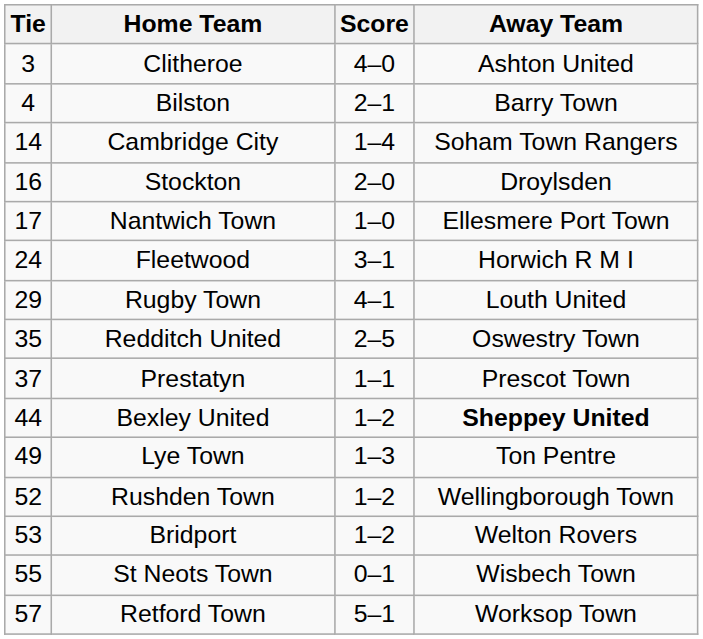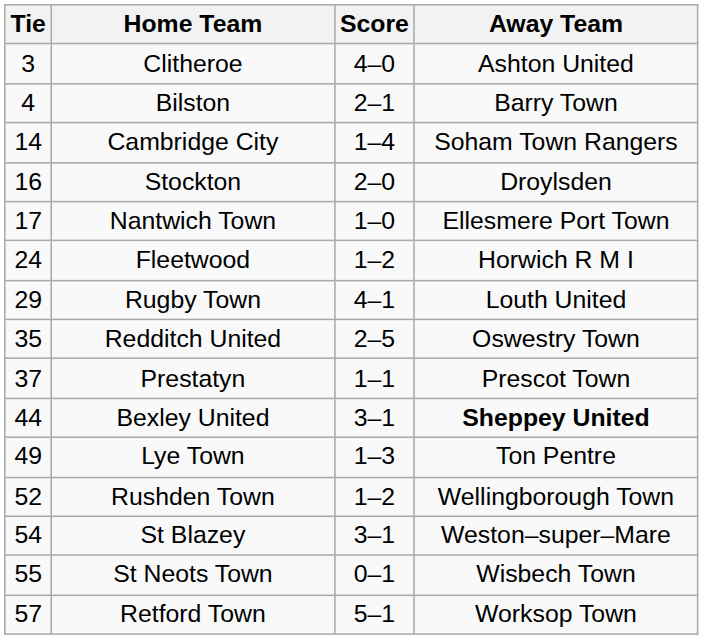(374, 260) 3–1 -> (374, 260) 1–2
(374, 417) 1–2 -> (374, 417) 3–1
- row: (193, 535)
+ row: (193, 535)
